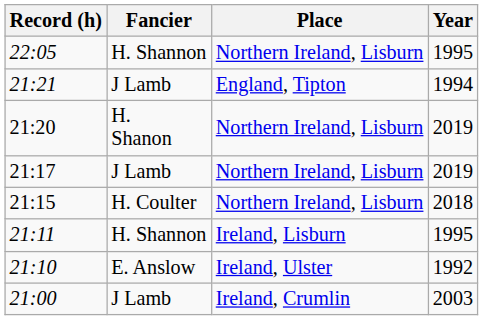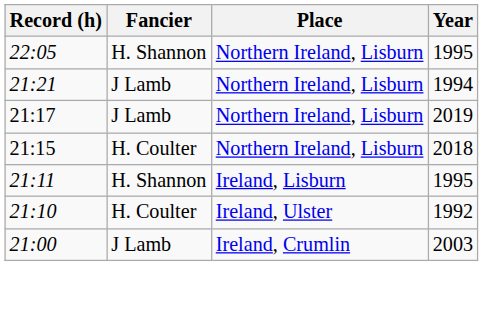(281, 84) England, Tipton -> (320, 84) Northern Ireland, Lisburn
- row: (33, 127)
(153, 266) E. Anslow -> (154, 212) H. Coulter
